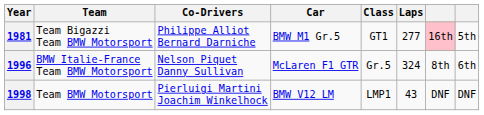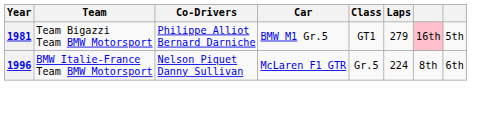(411, 36) 277 -> (399, 36) 279
(411, 65) 324 -> (399, 65) 224
- row: (19, 94)
